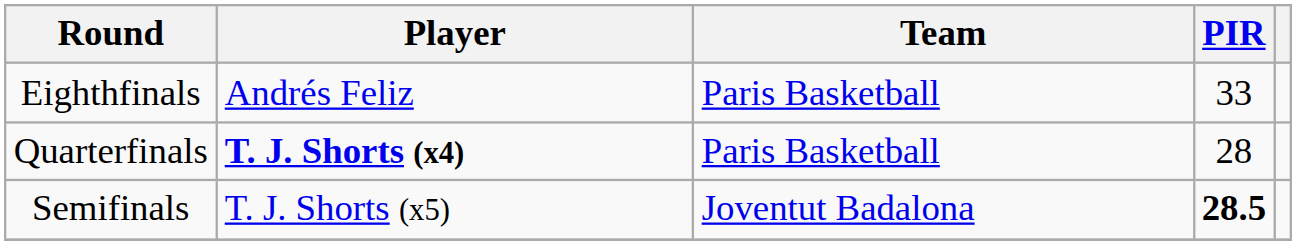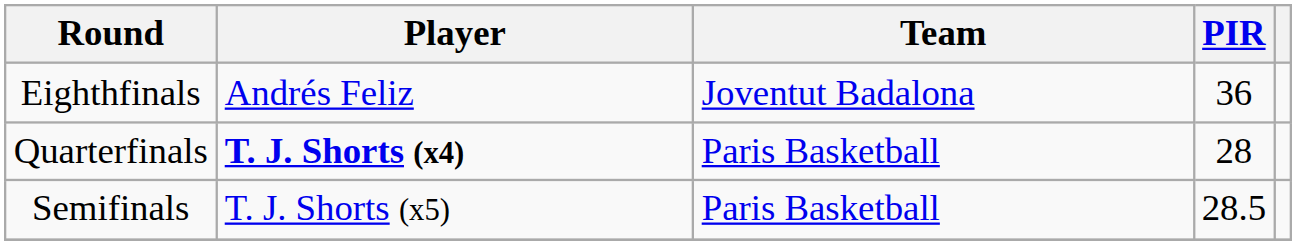(821, 92) Paris Basketball -> (838, 92) Joventut Badalona
(1234, 92) 33 -> (1234, 92) 36
(838, 208) Joventut Badalona -> (821, 208) Paris Basketball
(1234, 208) bold -> (1234, 208) normal
